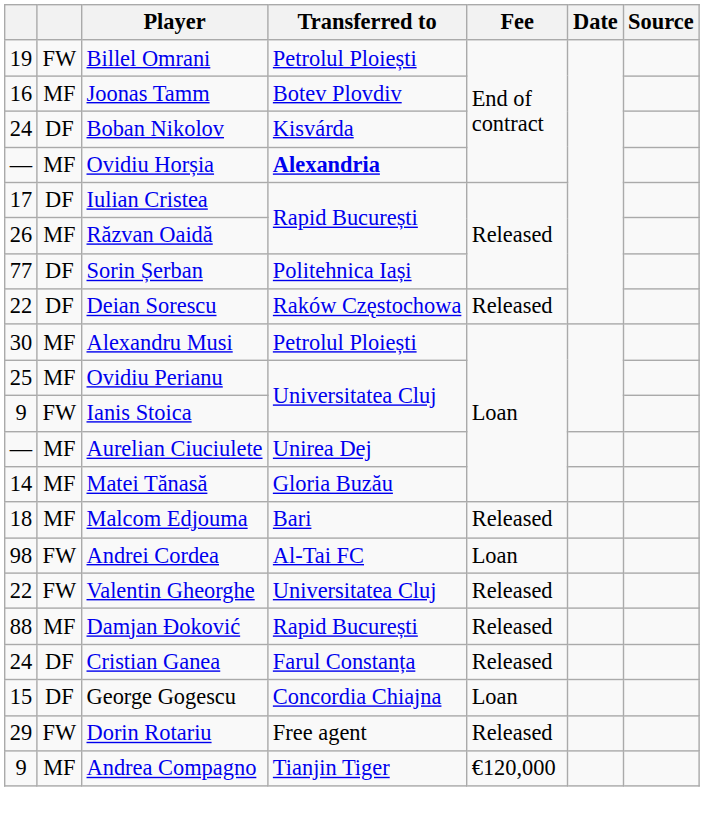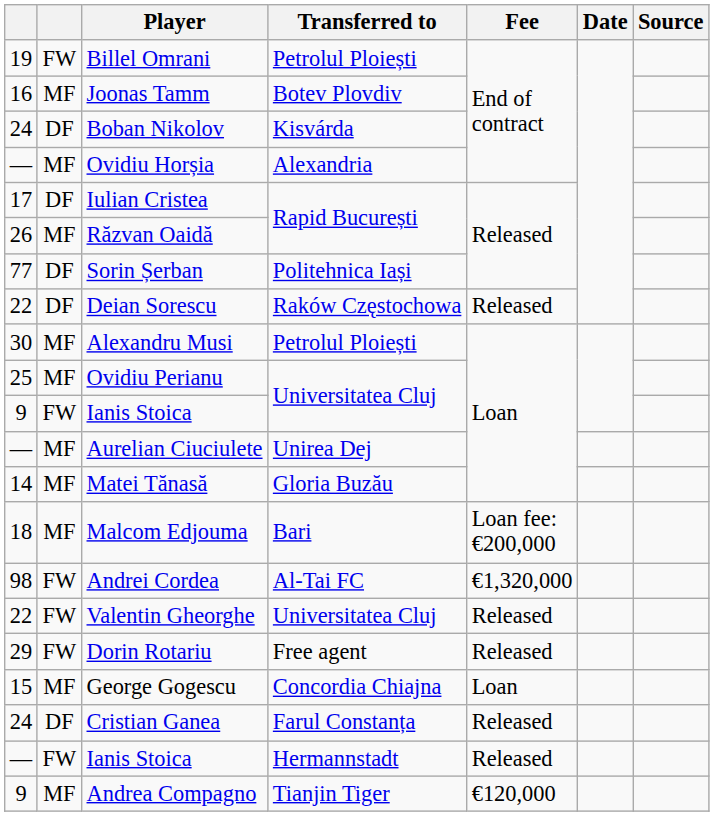(326, 164) bold -> (323, 164) normal
(512, 519) Released -> (514, 532) Loan fee: €200,000
(495, 555) Loan -> (522, 580) €1,320,000
- row: (21, 626)
rows swapped: (21, 661) <-> (21, 732)
(59, 697) DF -> (59, 686) MF
+ row: (21, 757)
